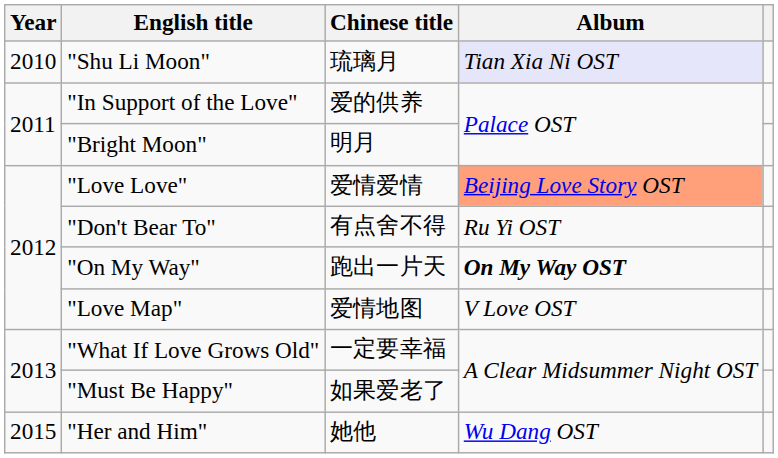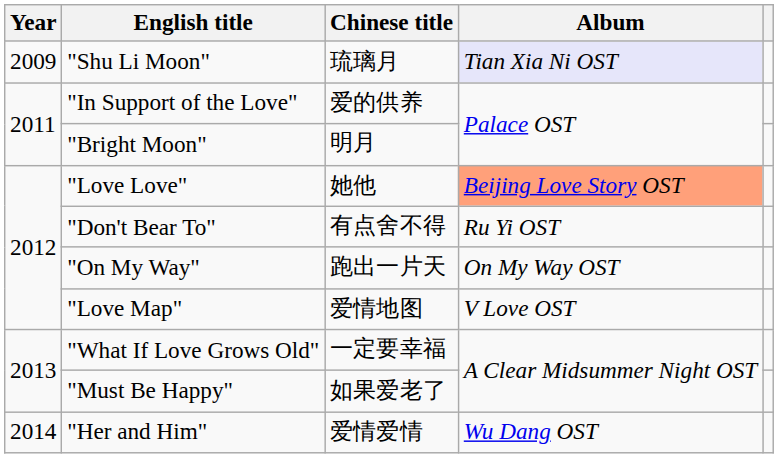(33, 61) 2010 -> (33, 61) 2009
(376, 184) 爱情爱情 -> (353, 184) 她他
(545, 267) bold -> (542, 267) normal
(33, 432) 2015 -> (33, 432) 2014
(353, 431) 她他 -> (376, 431) 爱情爱情
